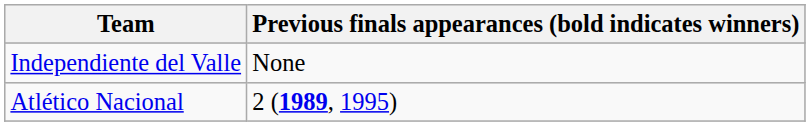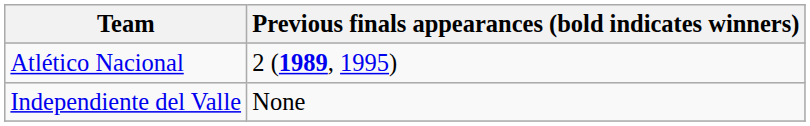rows swapped: (126, 62) <-> (97, 101)
